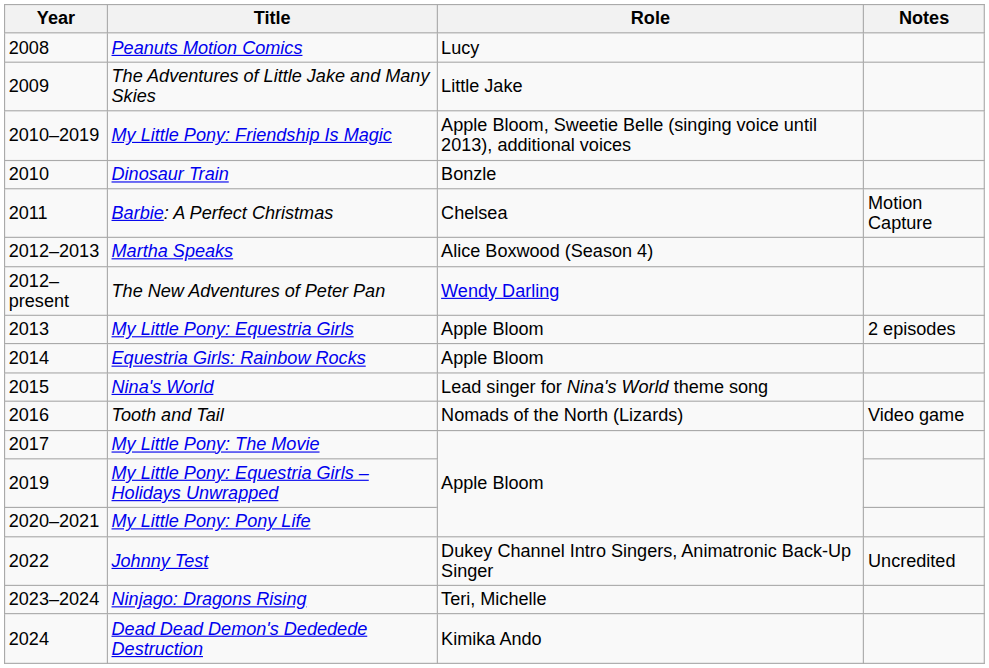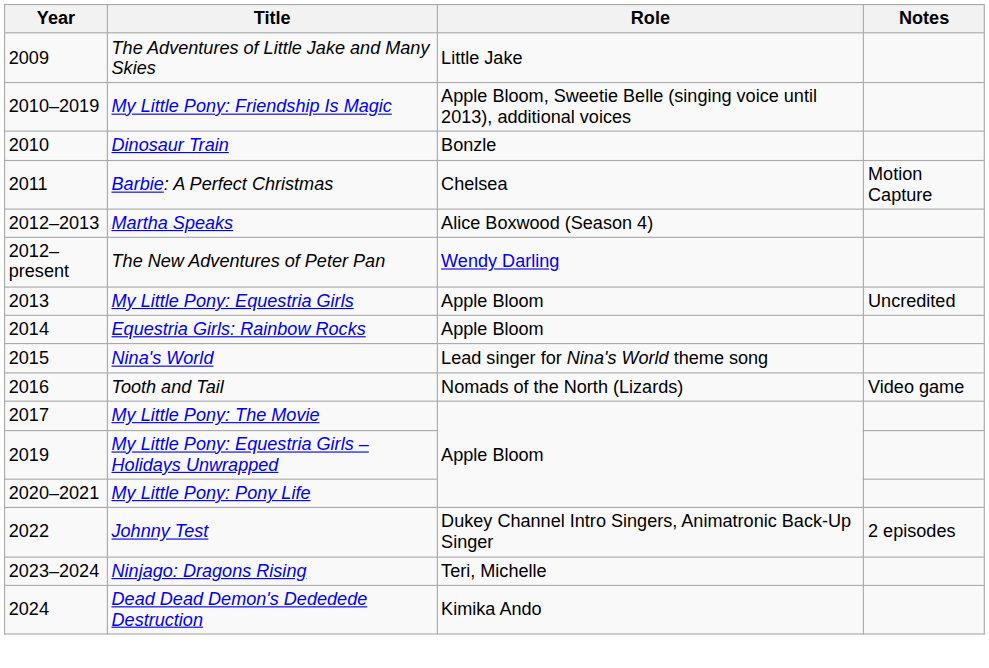- row: (207, 47)
(912, 329) 2 episodes -> (912, 300) Uncredited
(912, 560) Uncredited -> (912, 532) 2 episodes
